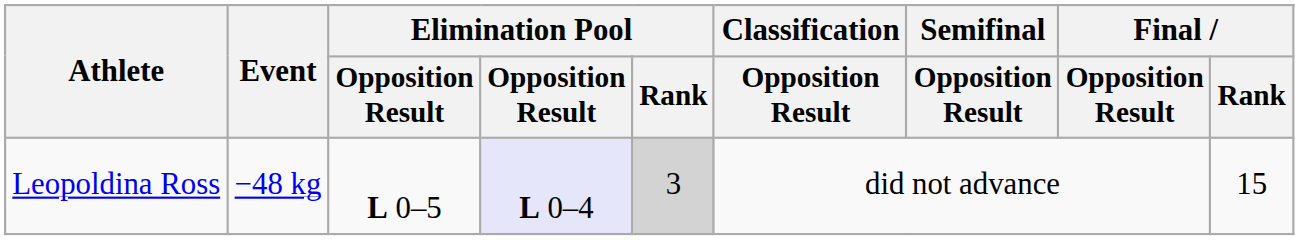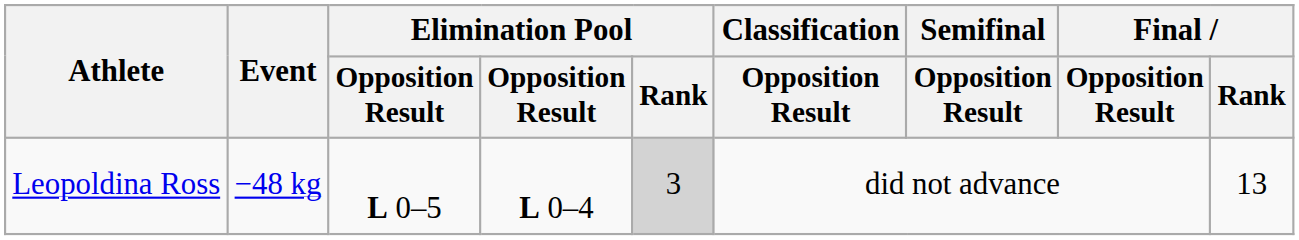(556, 207) lavender background -> (556, 207) no background
(1252, 185) 15 -> (1252, 185) 13
